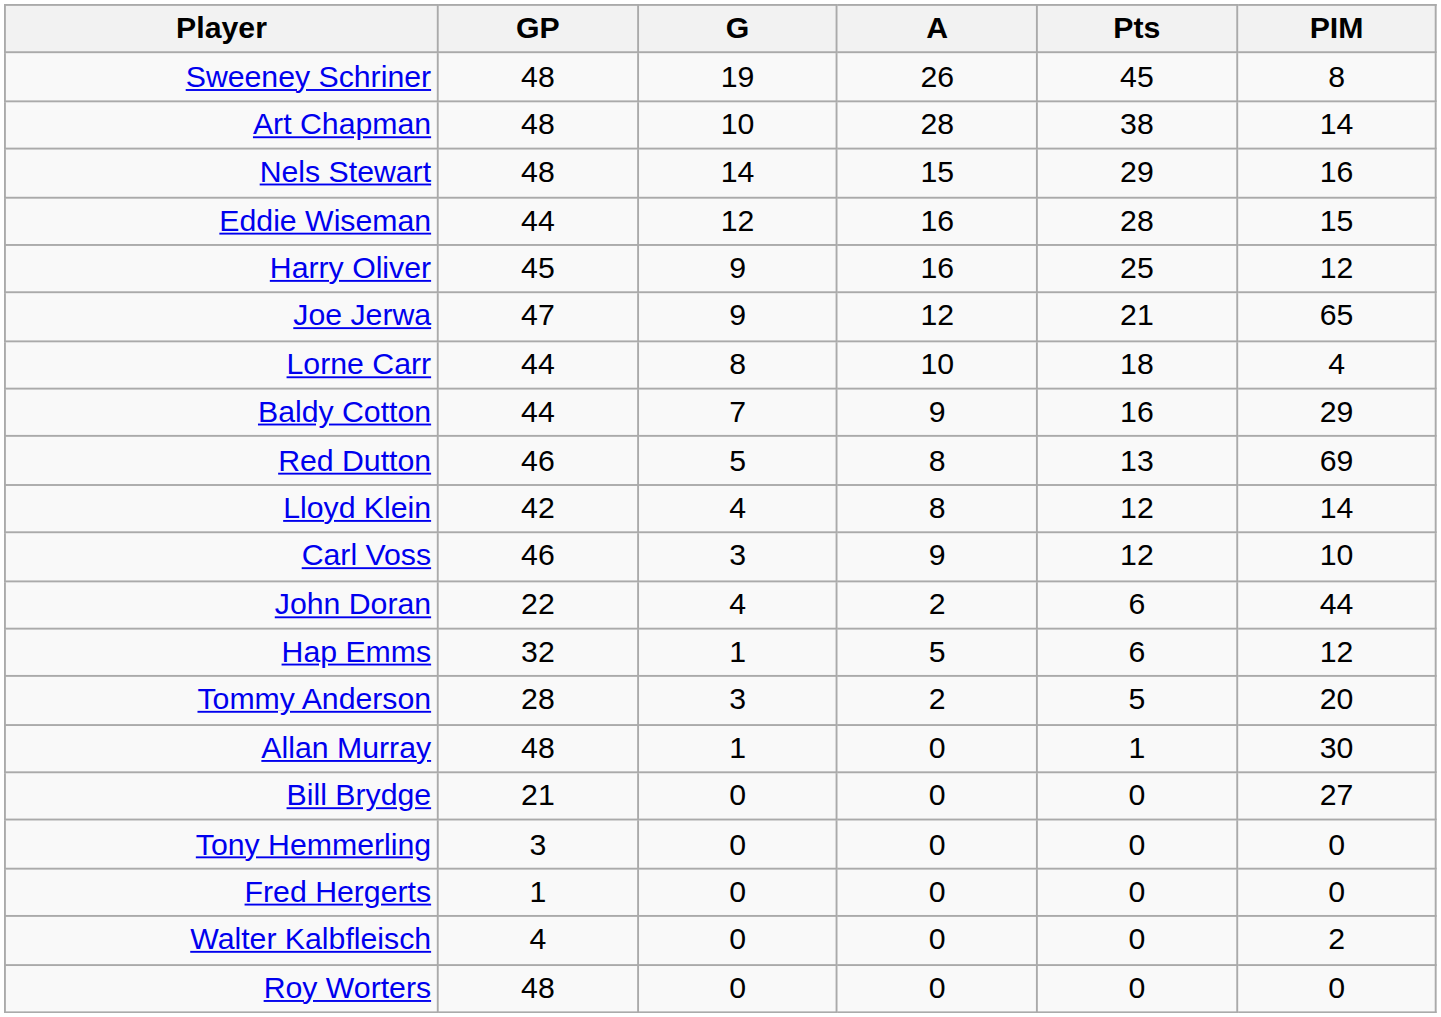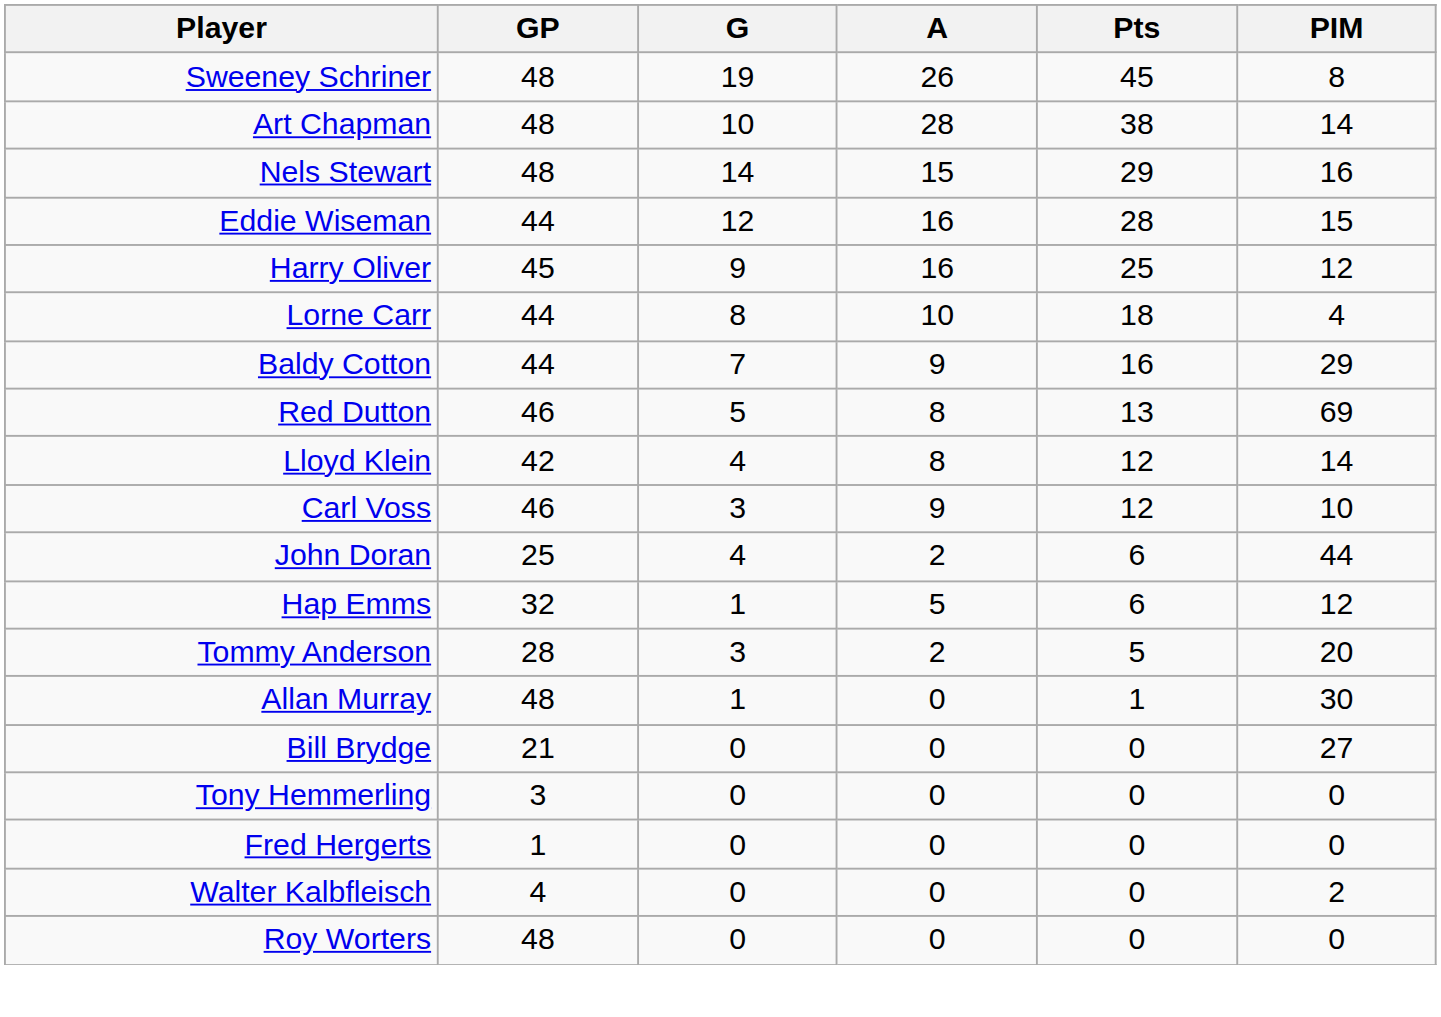- row: (362, 316)
(538, 603) 22 -> (538, 556) 25
